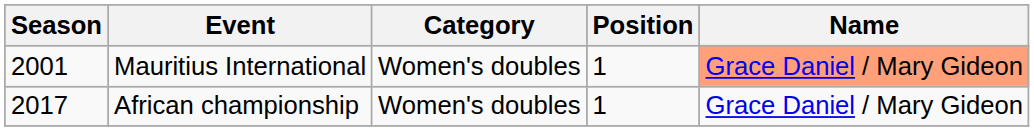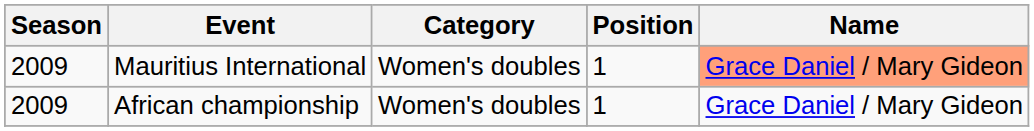(39, 66) 2001 -> (39, 66) 2009
(39, 107) 2017 -> (39, 107) 2009
